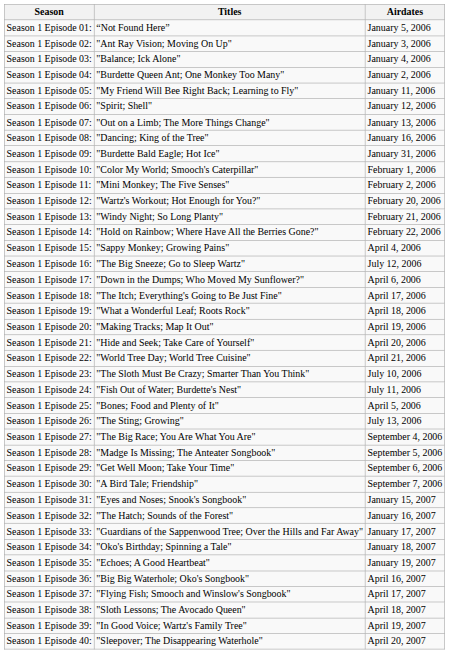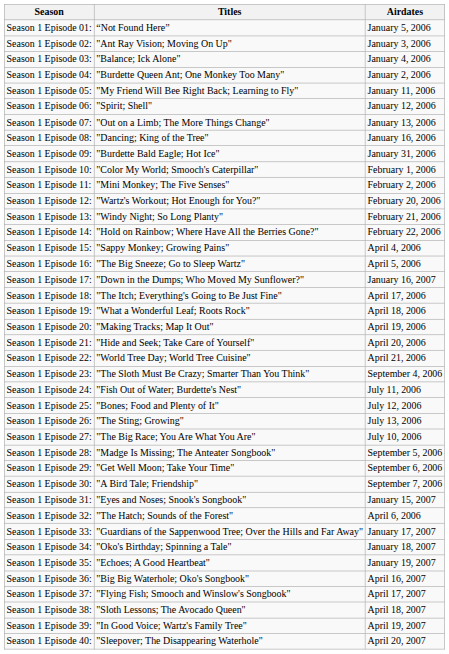(394, 264) July 12, 2006 -> (394, 264) April 5, 2006
(394, 279) April 6, 2006 -> (402, 279) January 16, 2007
(394, 374) July 10, 2006 -> (405, 374) September 4, 2006
(394, 405) April 5, 2006 -> (394, 405) July 12, 2006
(405, 437) September 4, 2006 -> (394, 437) July 10, 2006
(402, 515) January 16, 2007 -> (394, 515) April 6, 2006
